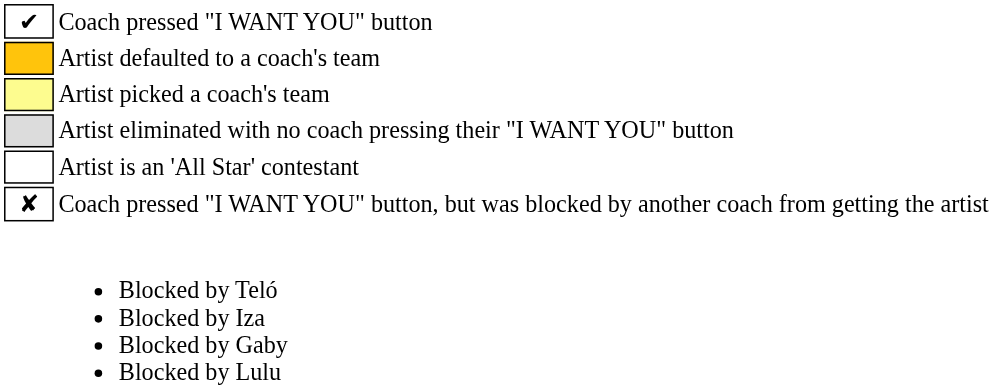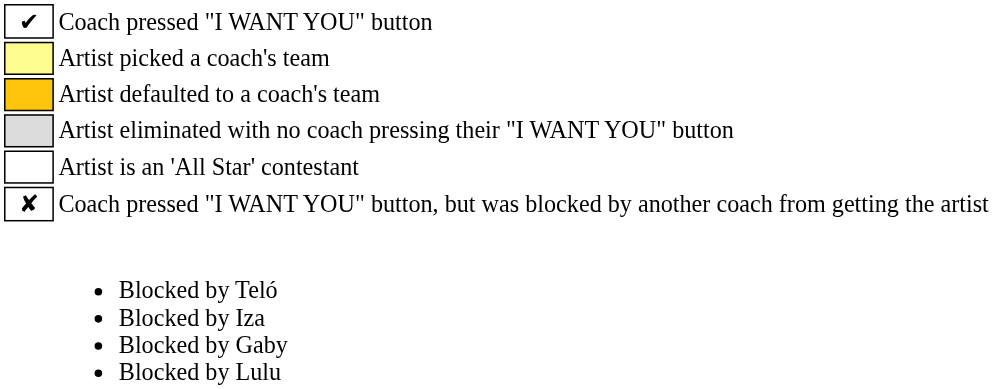rows swapped: (219, 58) <-> (194, 94)
